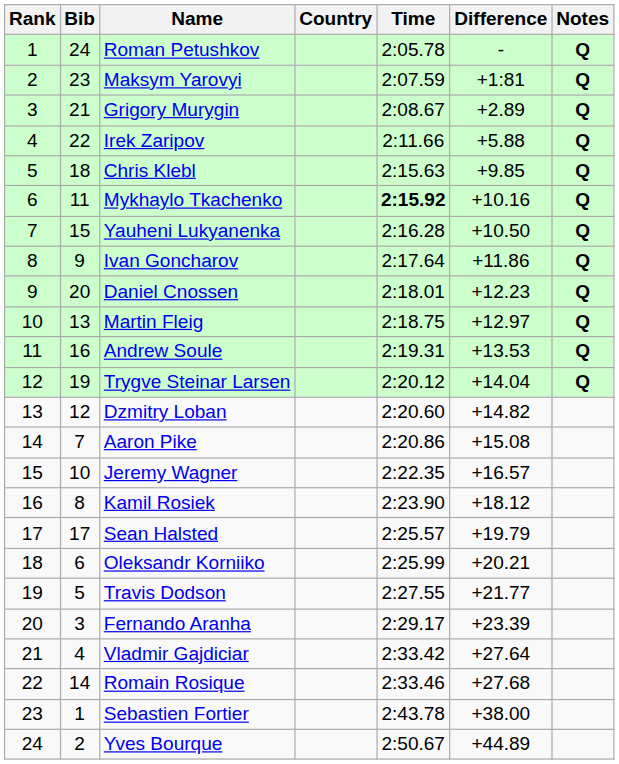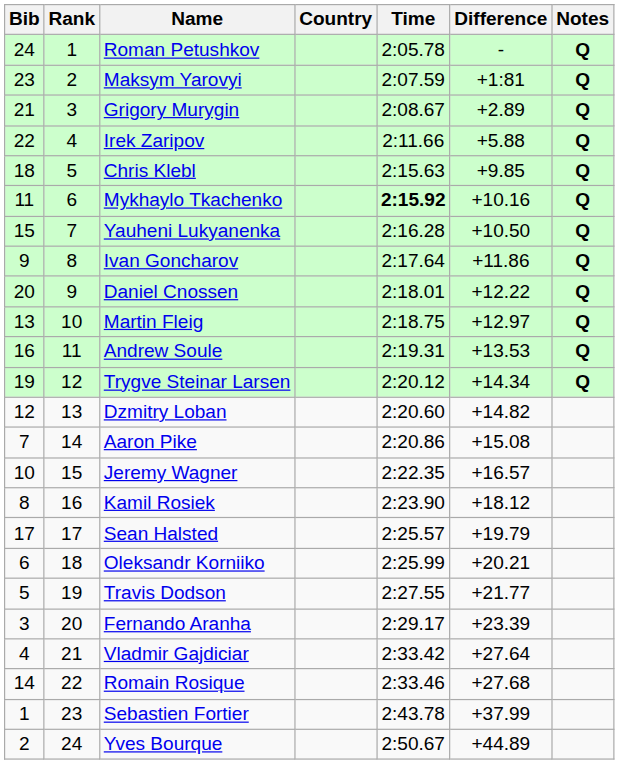columns swapped: (32, 19) <-> (80, 19)
(501, 291) +12.23 -> (501, 291) +12.22
(501, 381) +14.04 -> (501, 381) +14.34
(501, 714) +38.00 -> (501, 714) +37.99
